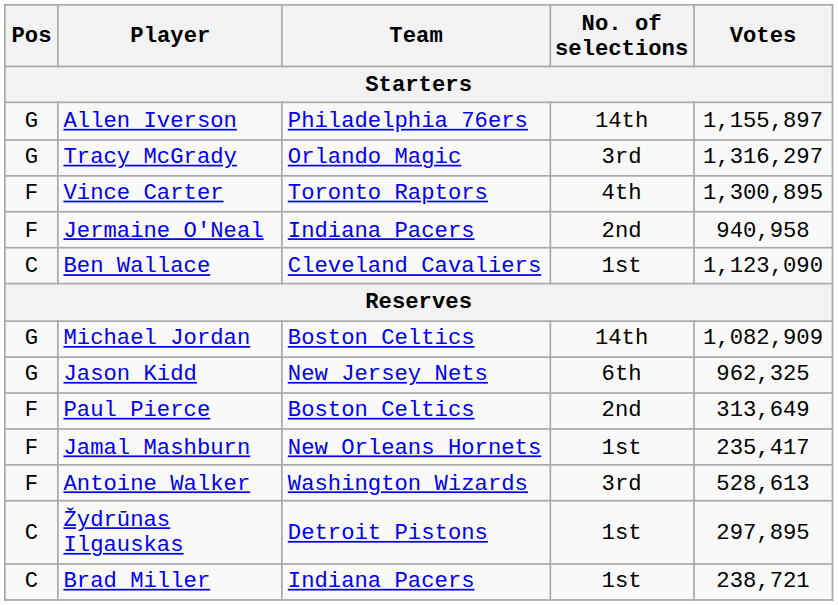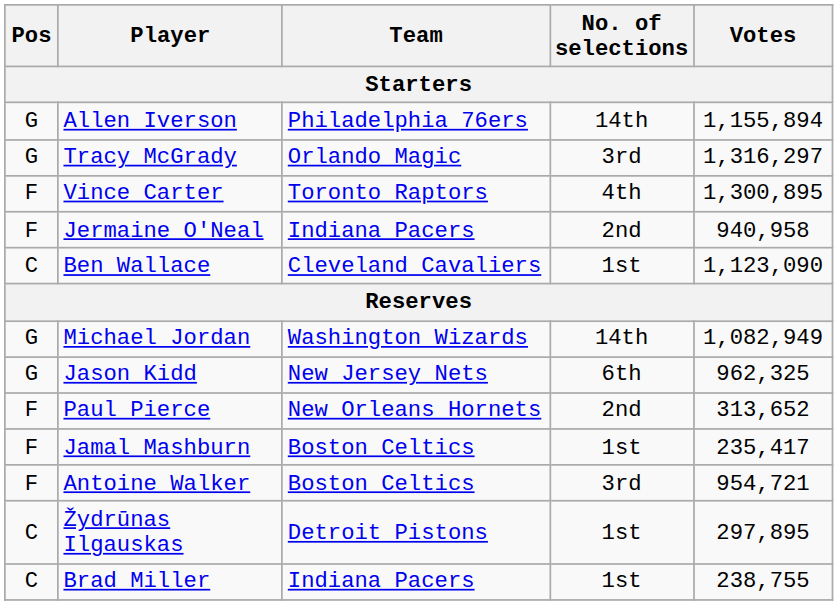(763, 121) 1,155,897 -> (763, 121) 1,155,894
(381, 338) Boston Celtics -> (408, 338) Washington Wizards
(763, 338) 1,082,909 -> (763, 338) 1,082,949
(381, 411) Boston Celtics -> (415, 411) New Orleans Hornets
(763, 411) 313,649 -> (763, 411) 313,652
(415, 447) New Orleans Hornets -> (381, 447) Boston Celtics
(408, 483) Washington Wizards -> (381, 483) Boston Celtics
(763, 483) 528,613 -> (763, 483) 954,721
(763, 581) 238,721 -> (763, 581) 238,755
